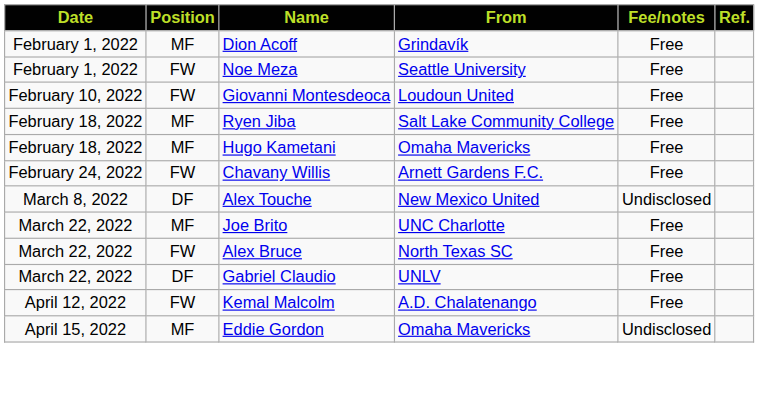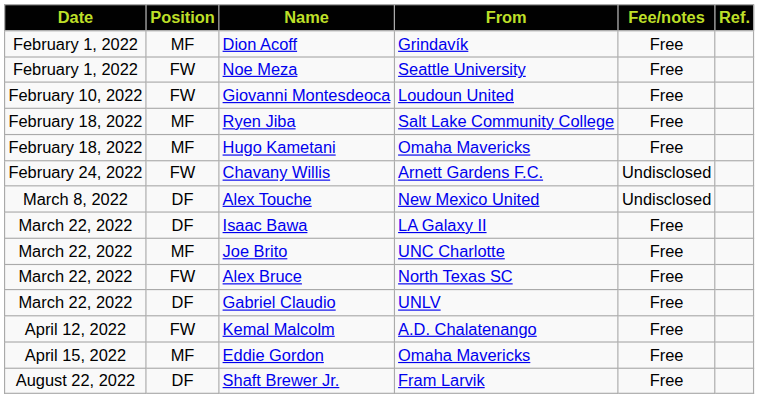(667, 174) Free -> (667, 174) Undisclosed
+ row: (265, 225)
(667, 329) Undisclosed -> (667, 355) Free
+ row: (281, 381)
